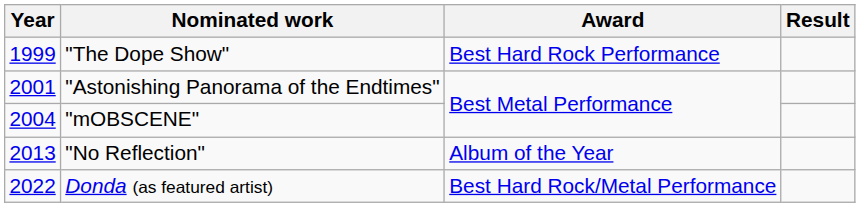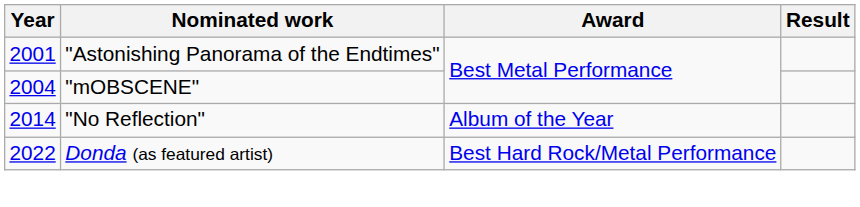- row: (147, 53)
(33, 152) 2013 -> (33, 119) 2014
